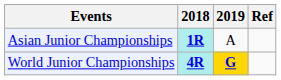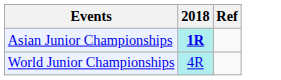- column: (231, 16)
(195, 63) bold -> (195, 63) normal
